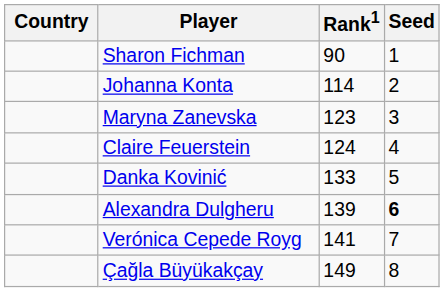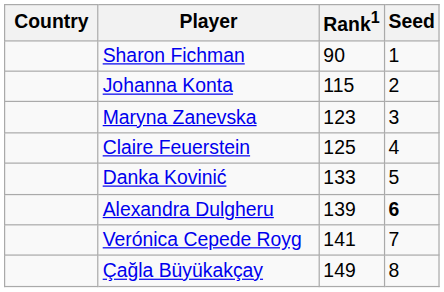(339, 86) 114 -> (339, 86) 115
(340, 147) 124 -> (340, 147) 125
